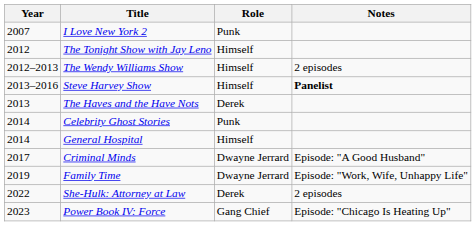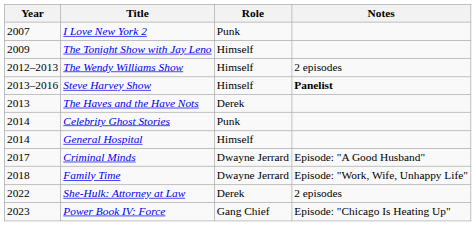(18, 49) 2012 -> (18, 49) 2009
(18, 175) 2019 -> (18, 175) 2018
